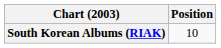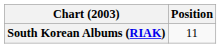(192, 33) 10 -> (192, 33) 11
